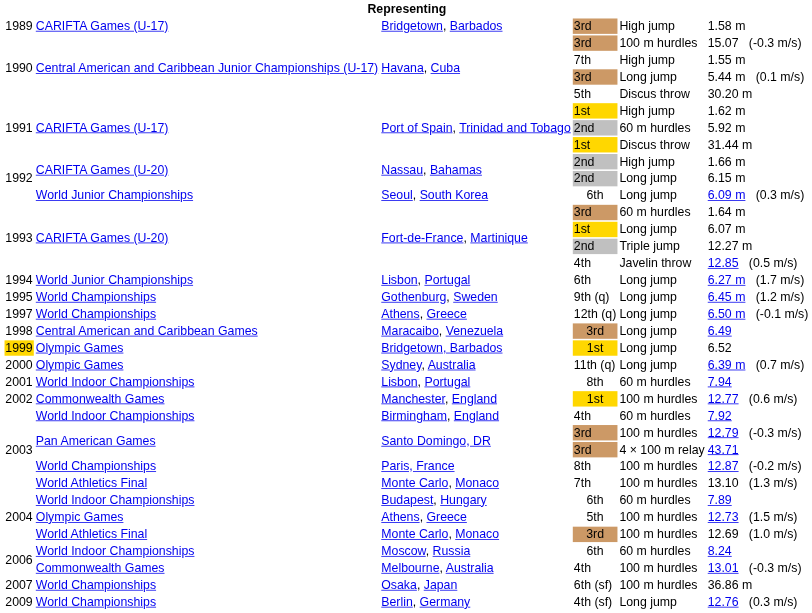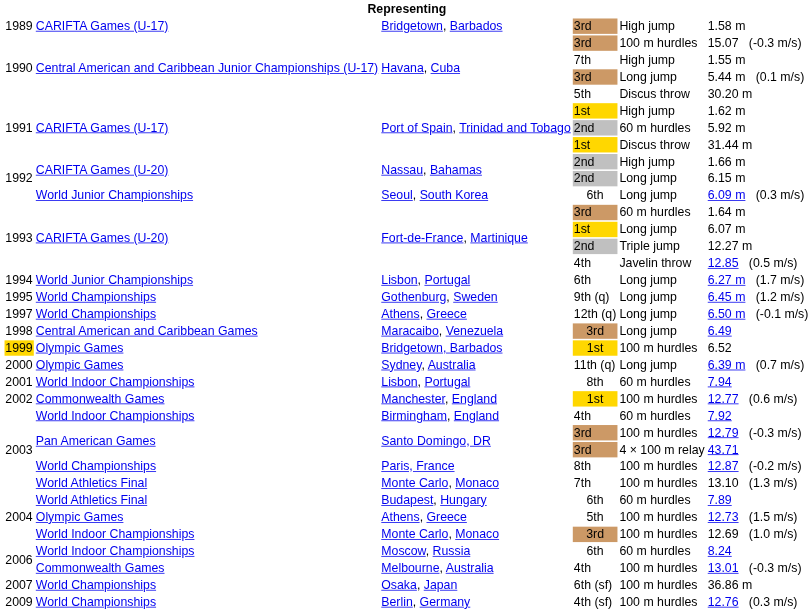(648, 348) Long jump -> (658, 348) 100 m hurdles
(115, 500) World Indoor Championships -> (91, 500) World Athletics Final
(91, 534) World Athletics Final -> (115, 534) World Indoor Championships
(648, 602) Long jump -> (658, 602) 100 m hurdles
